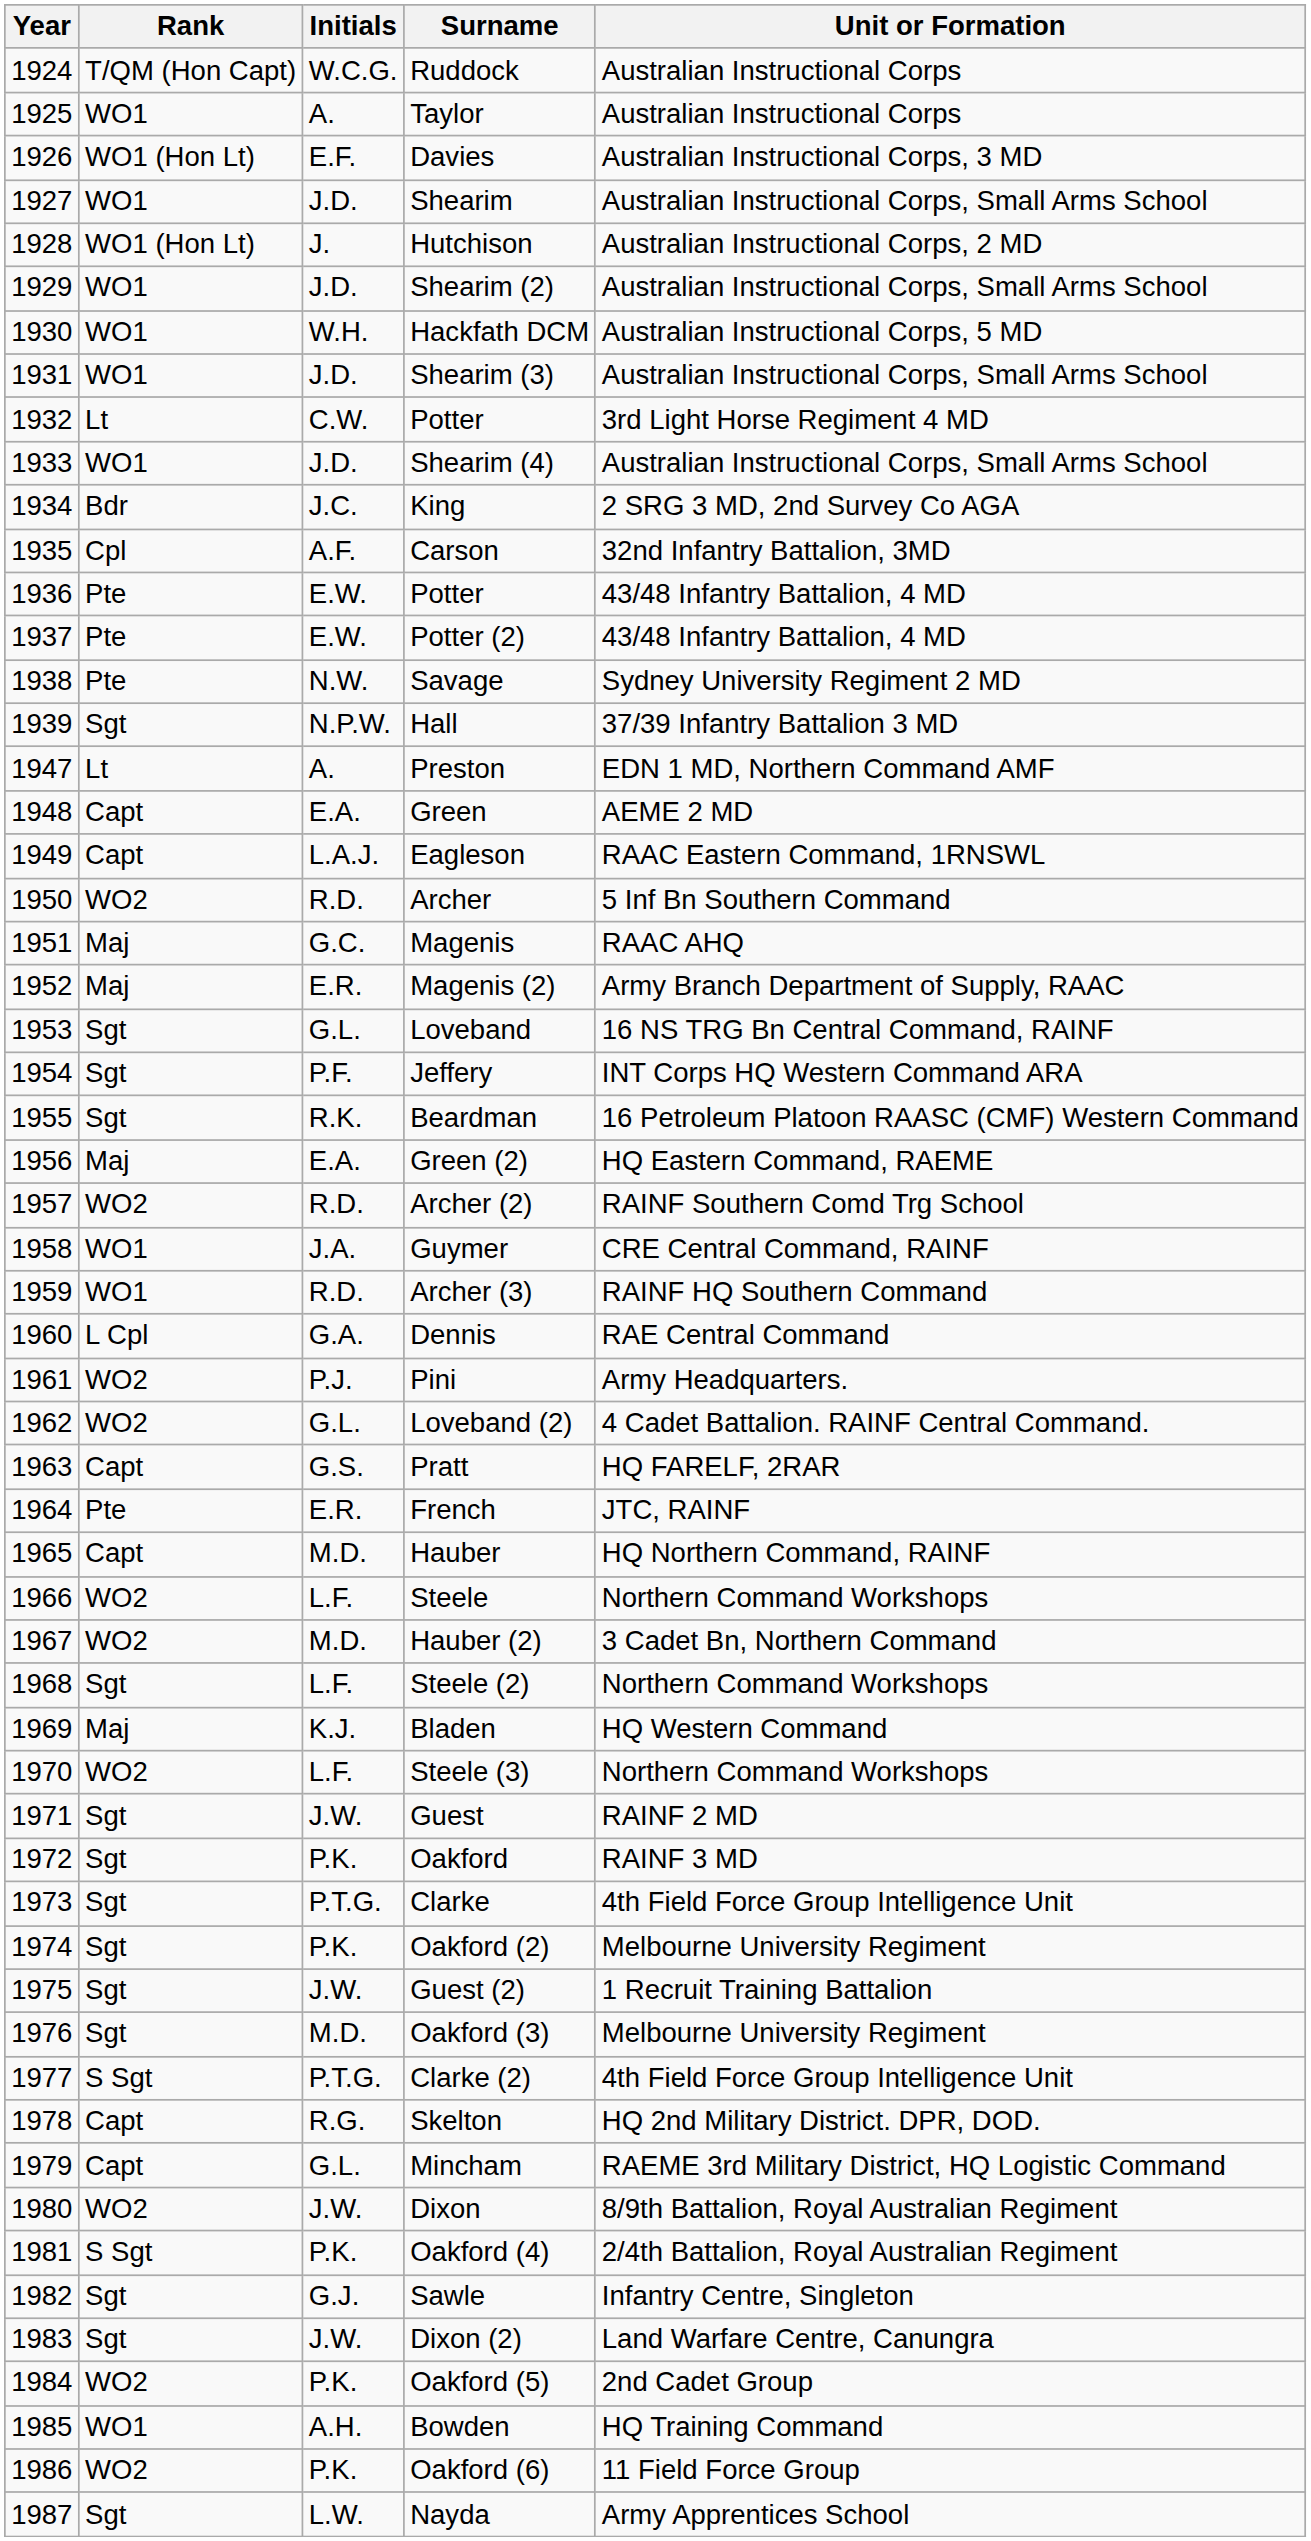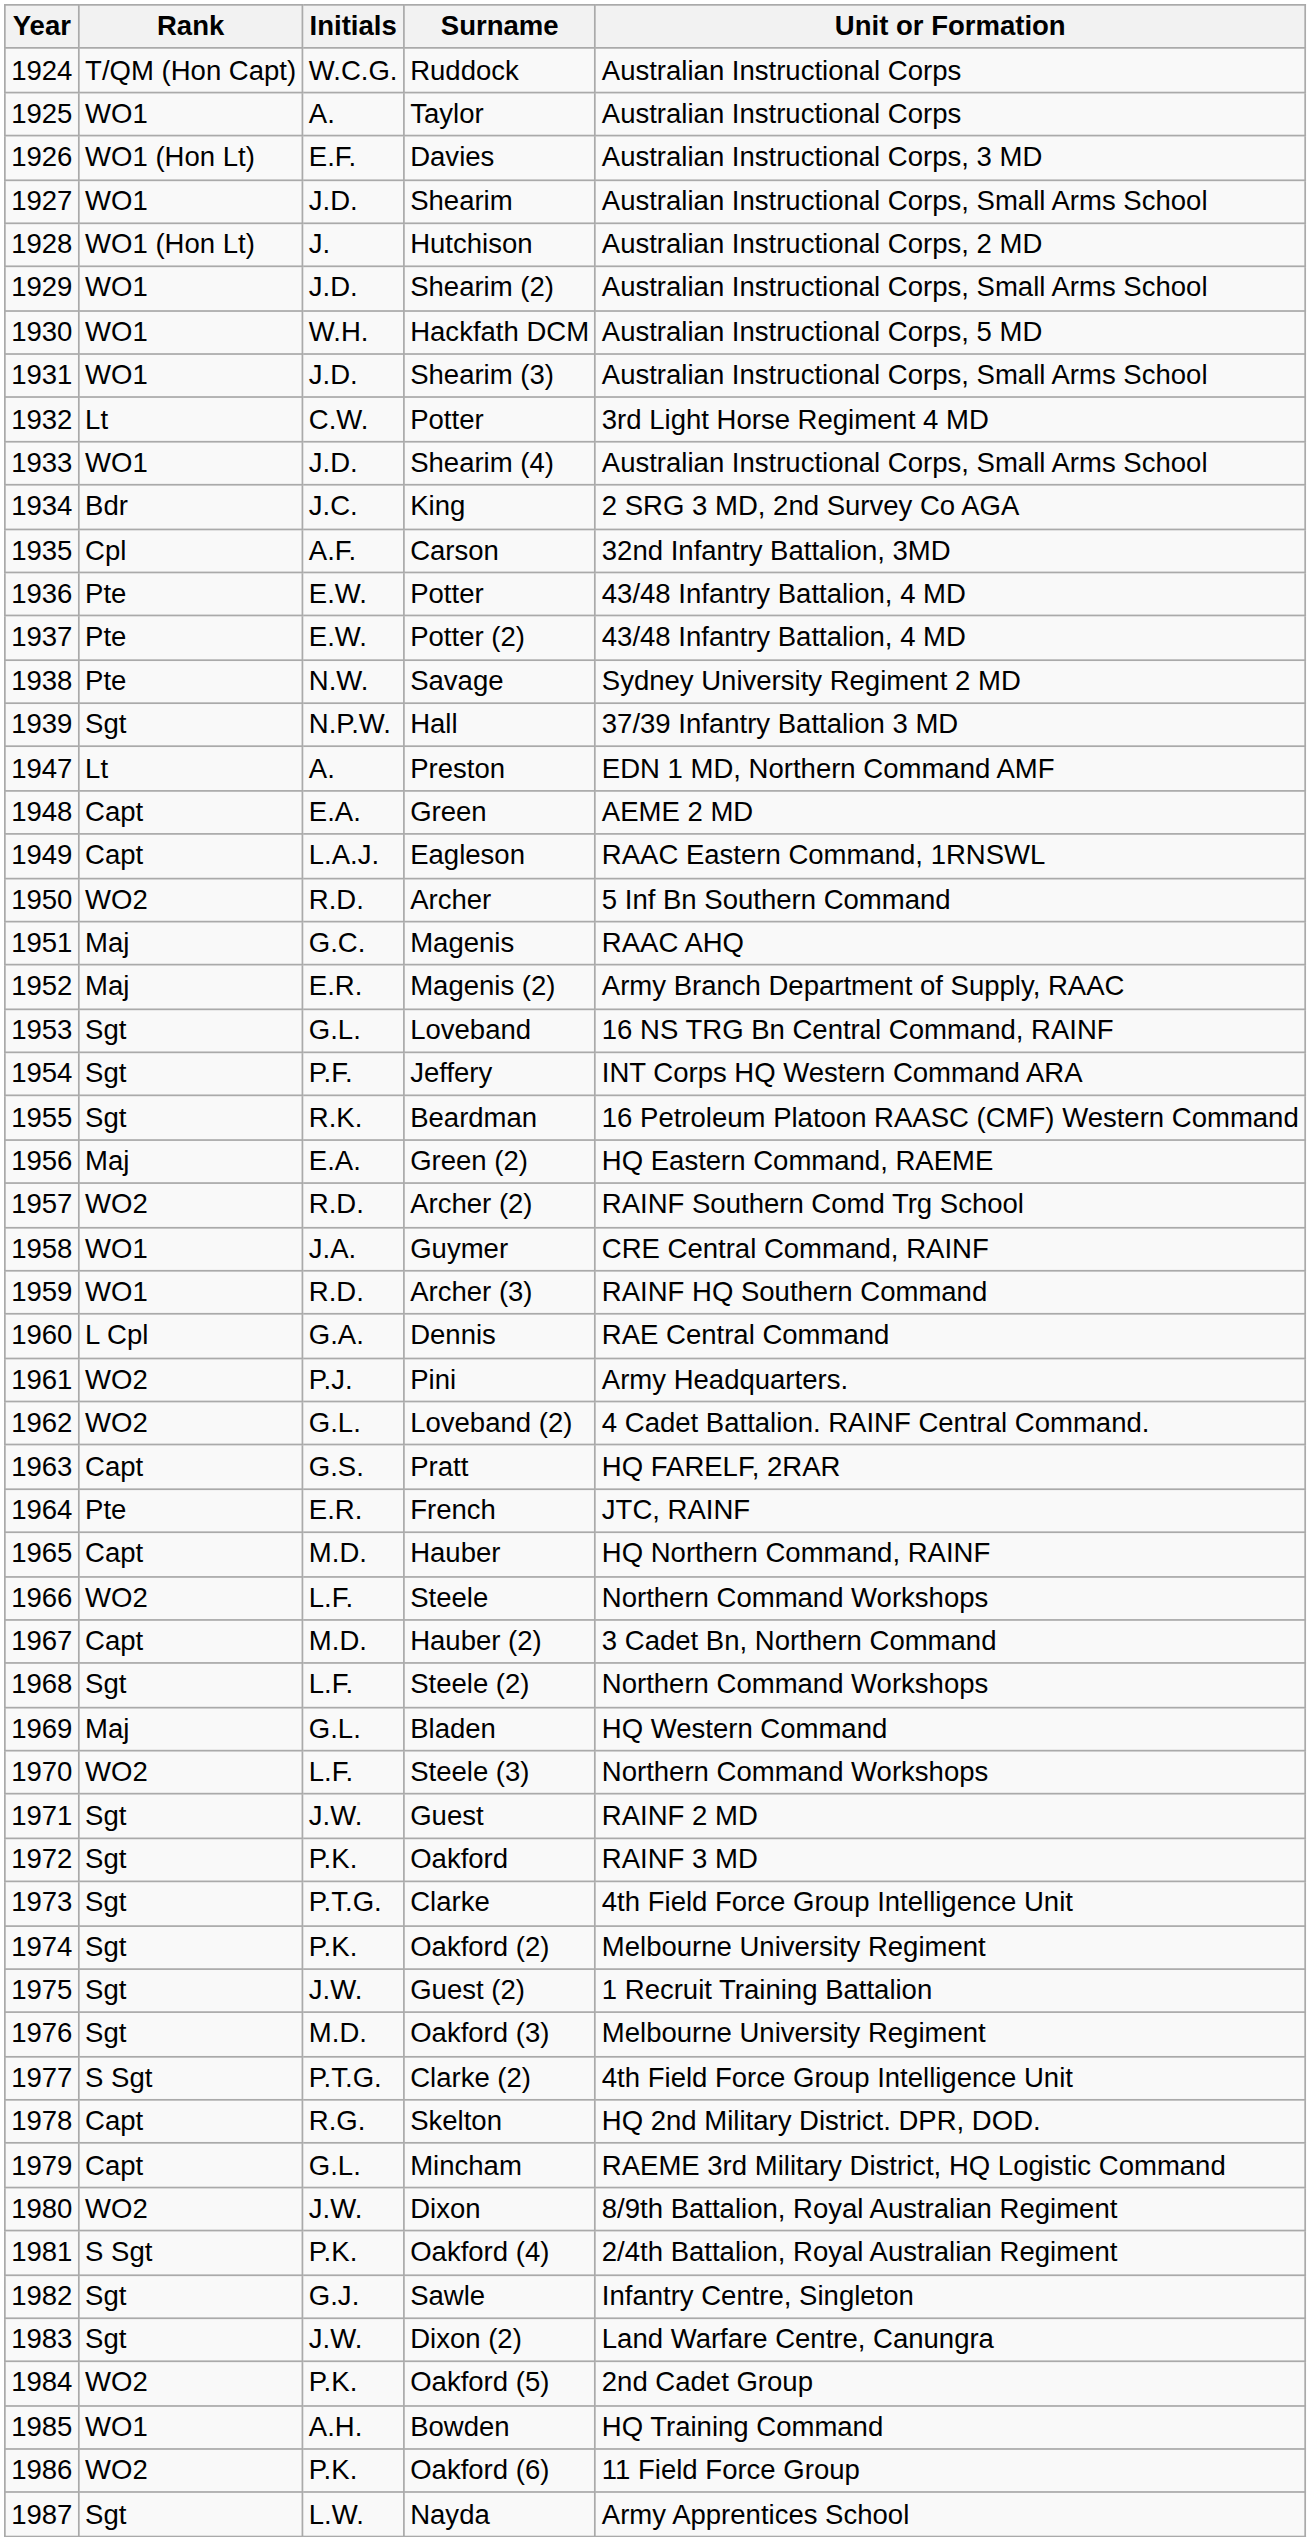(116, 1641) WO2 -> (114, 1641) Capt
(333, 1728) K.J. -> (335, 1728) G.L.
